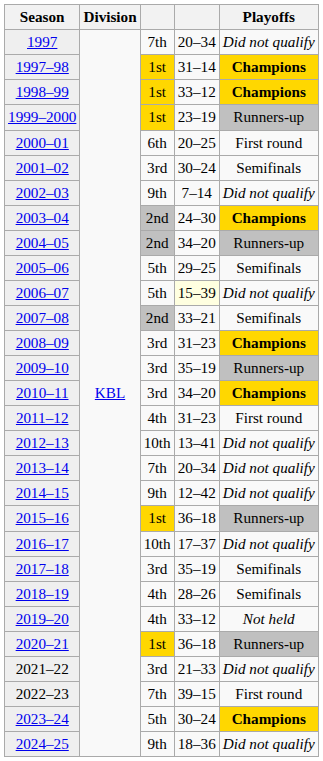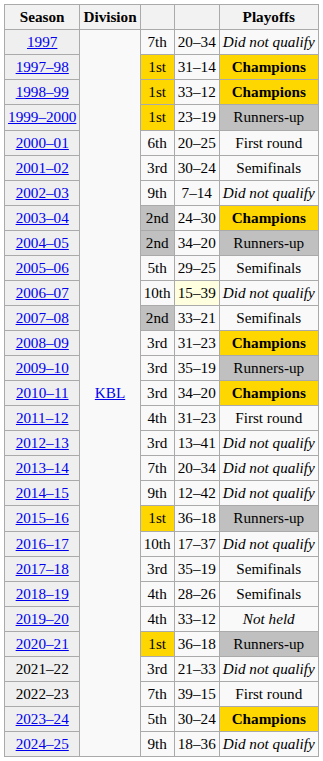(157, 292) 5th -> (157, 292) 10th
(157, 443) 10th -> (157, 443) 3rd
